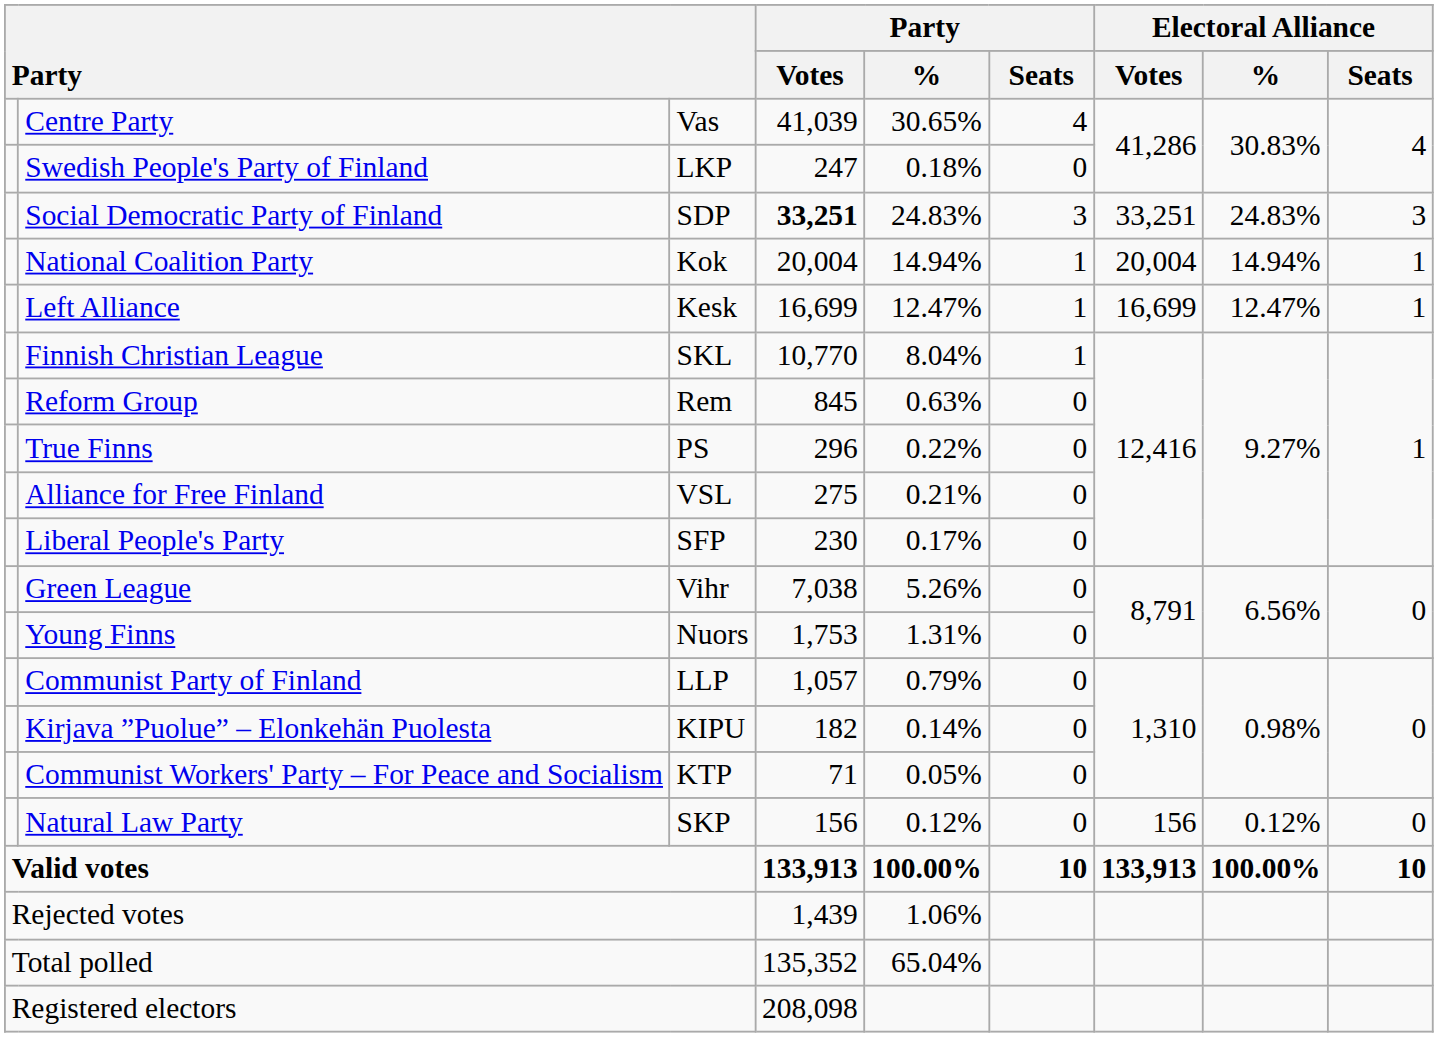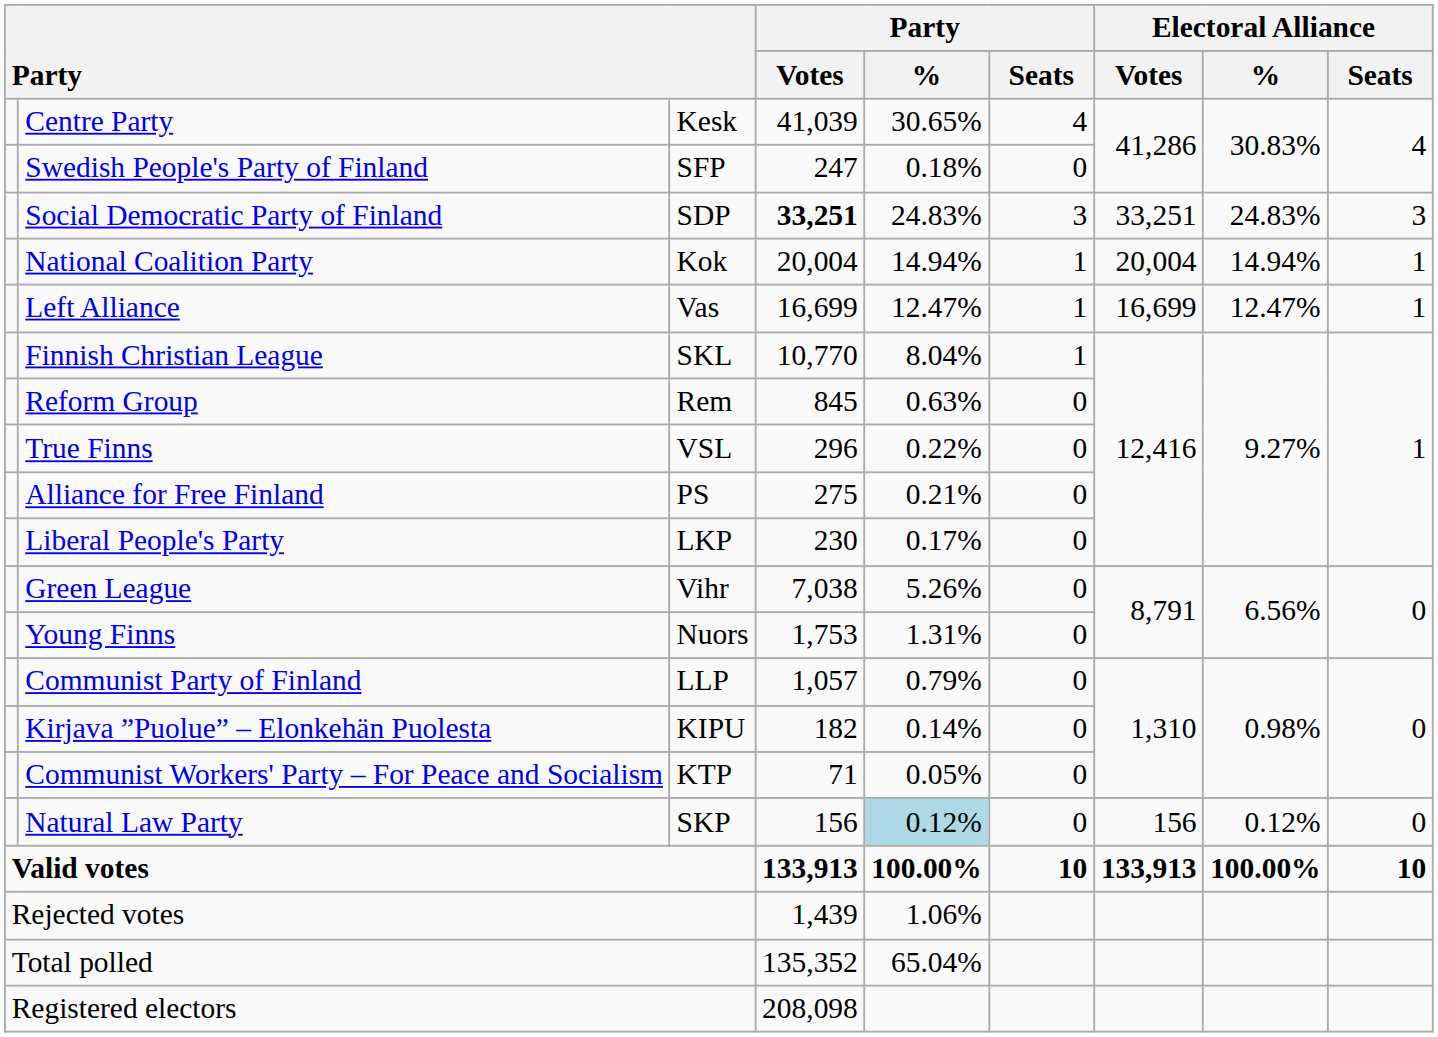(698, 121) Vas -> (707, 121) Kesk
(704, 167) LKP -> (701, 167) SFP
(707, 307) Kesk -> (698, 307) Vas
(693, 448) PS -> (704, 448) VSL
(704, 494) VSL -> (693, 494) PS
(701, 541) SFP -> (704, 541) LKP
(944, 821) no background -> (944, 821) lightblue background
